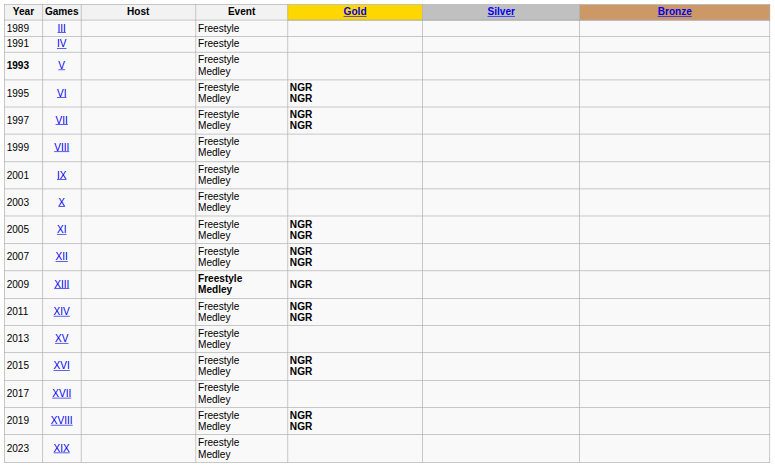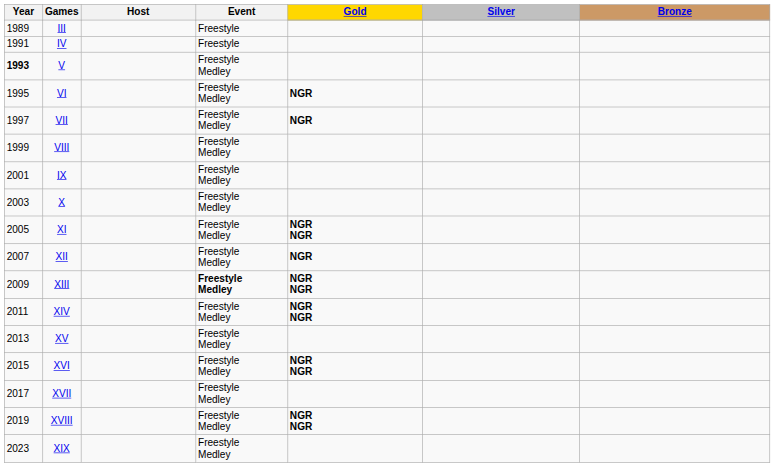(301, 93) NGR NGR -> (301, 93) NGR
(301, 120) NGR NGR -> (301, 120) NGR
(301, 257) NGR NGR -> (301, 257) NGR
(301, 284) NGR -> (301, 284) NGR NGR
